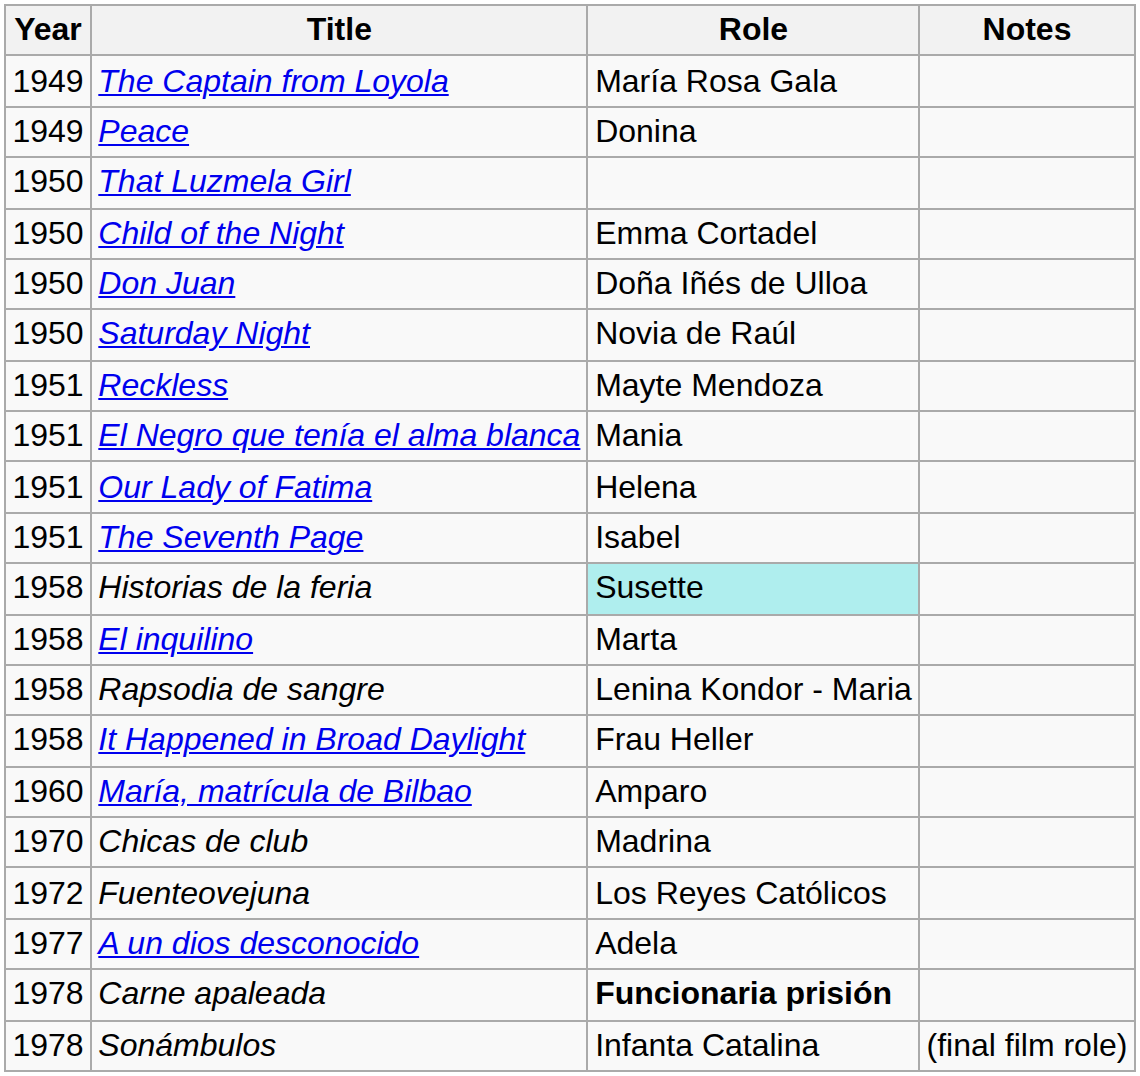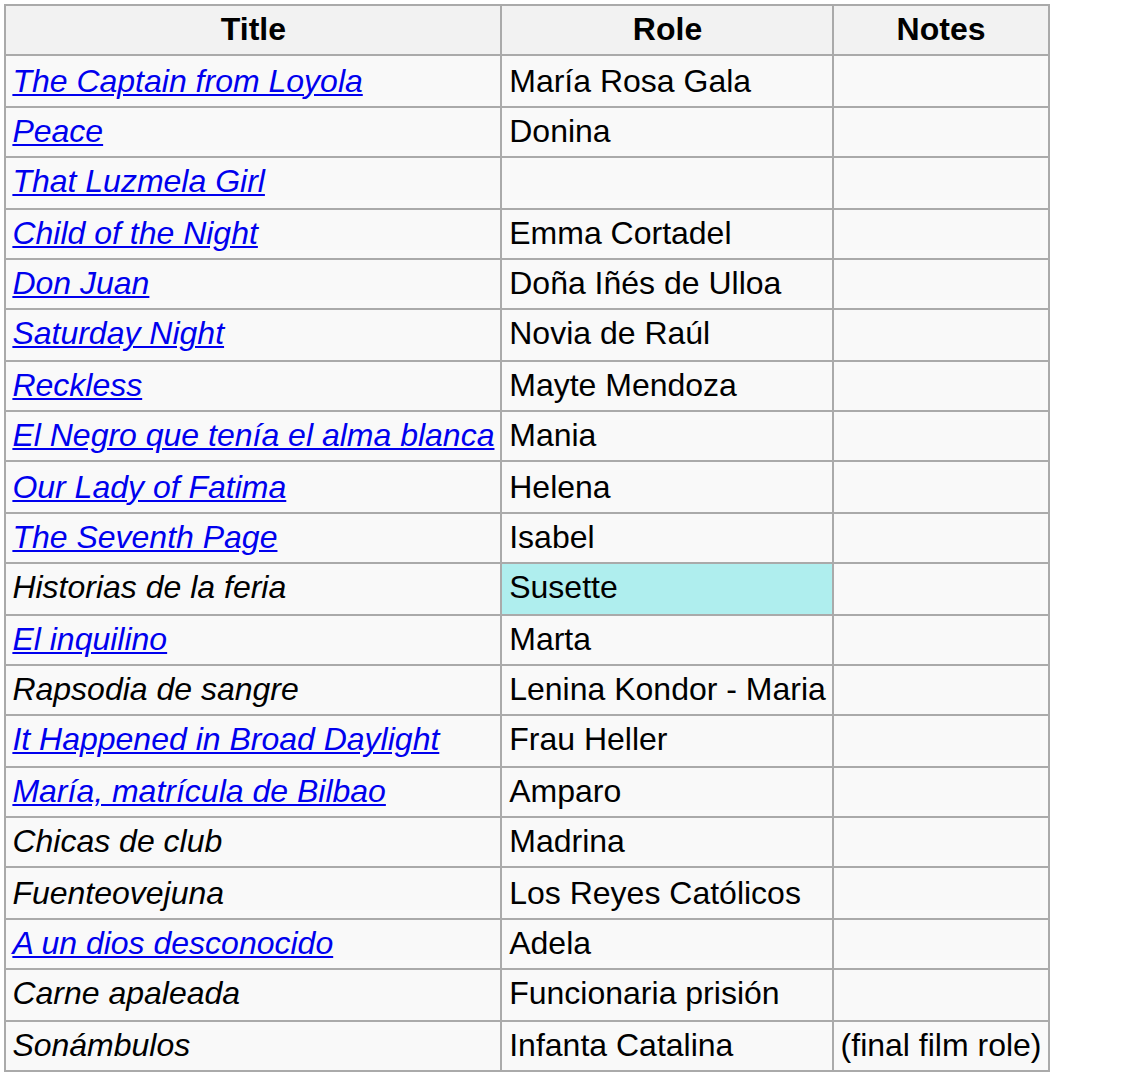- column: (48, 29)
(744, 994) bold -> (644, 994) normal
